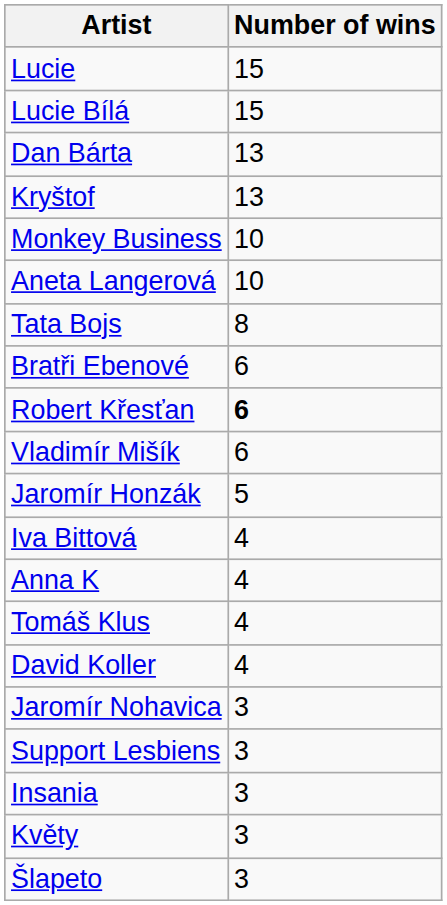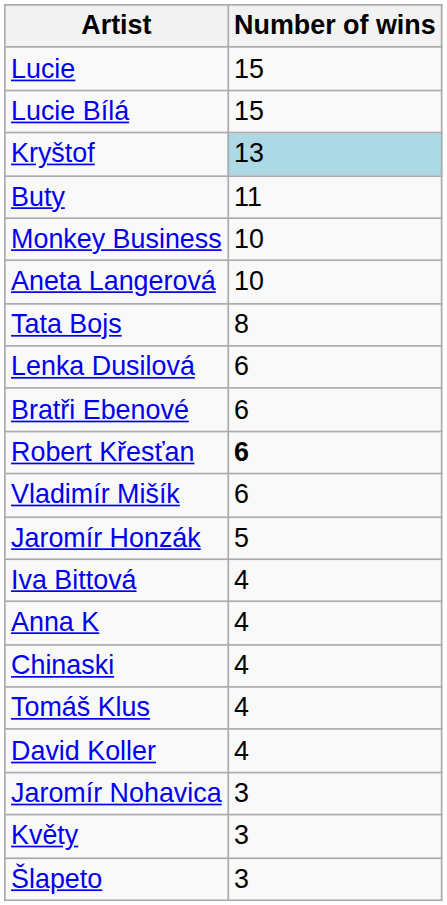- row: (72, 153)
(249, 196) no background -> (249, 153) lightblue background
+ row: (38, 196)
+ row: (103, 366)
+ row: (63, 665)
- row: (116, 750)
- row: (54, 793)
